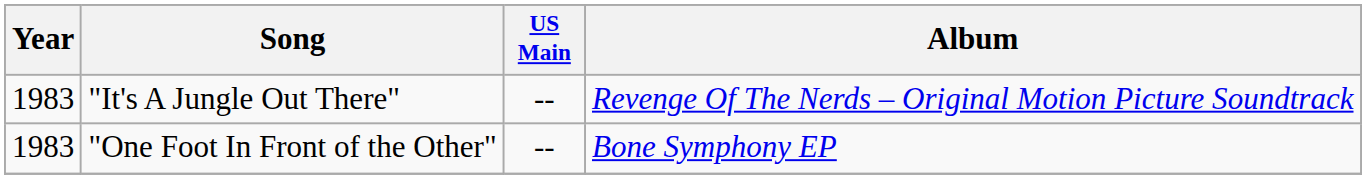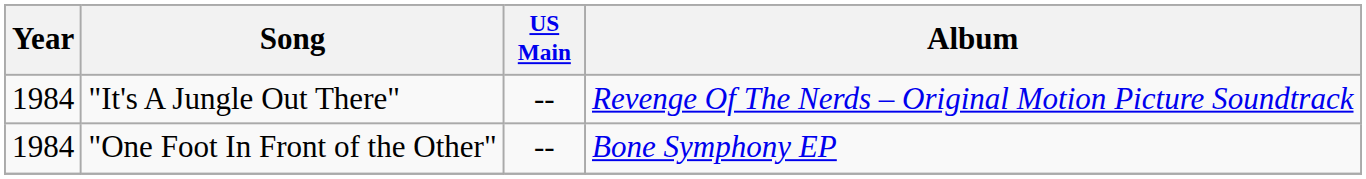(43, 98) 1983 -> (43, 98) 1984
(43, 147) 1983 -> (43, 147) 1984
